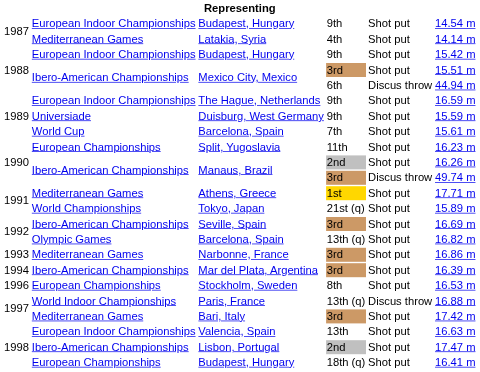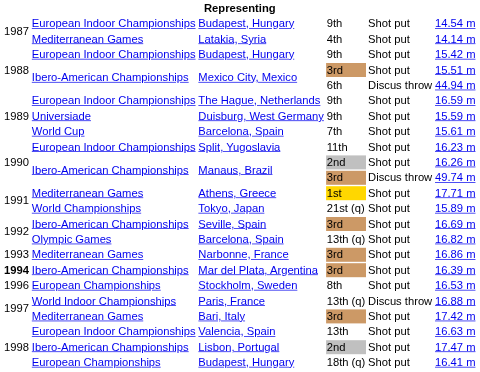(96, 147) European Championships -> (114, 147) European Indoor Championships
(17, 270) normal -> (17, 270) bold
